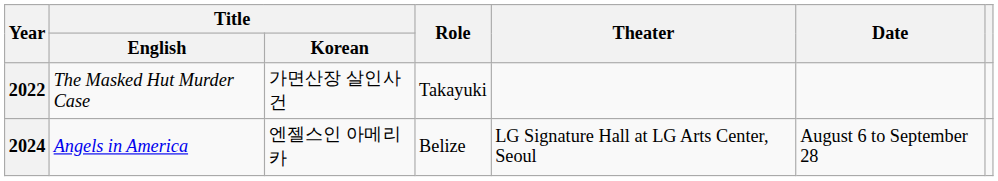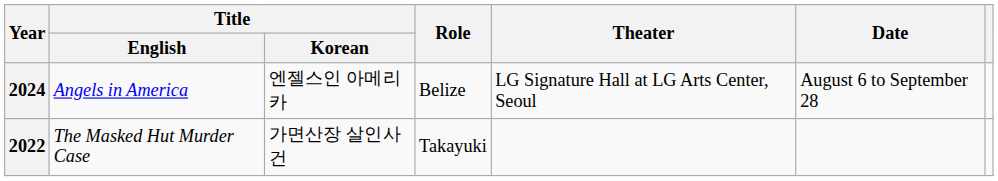rows swapped: (27, 90) <-> (27, 146)
